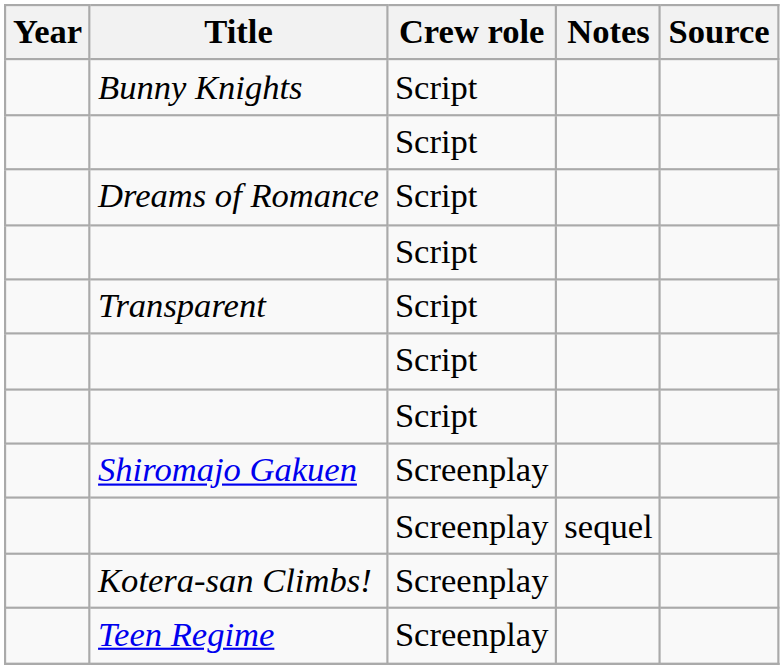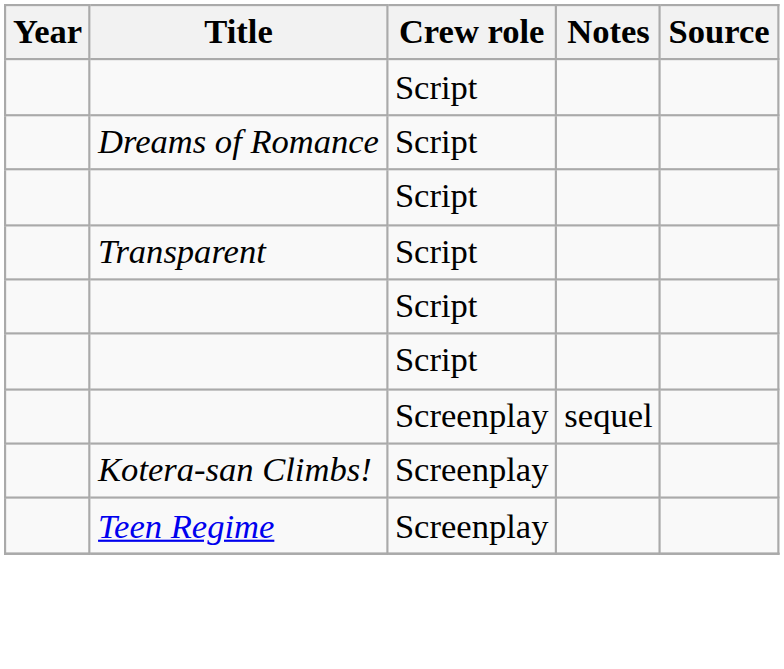- row: (200, 86)
- row: (227, 470)
